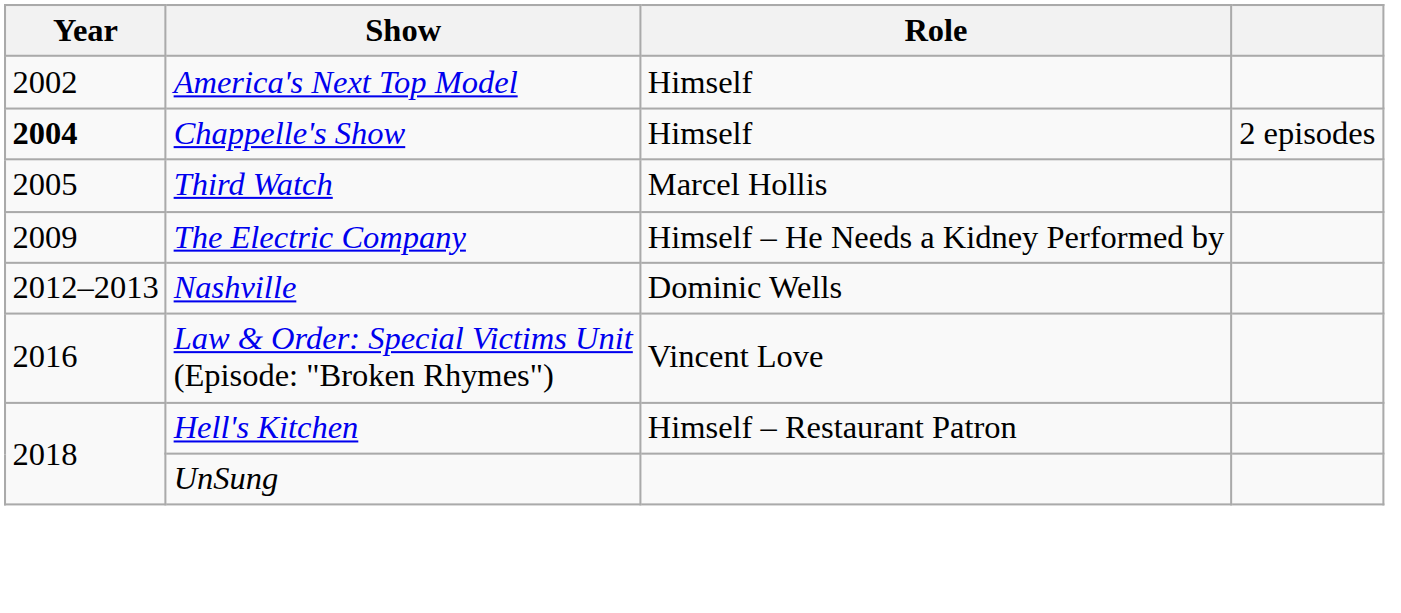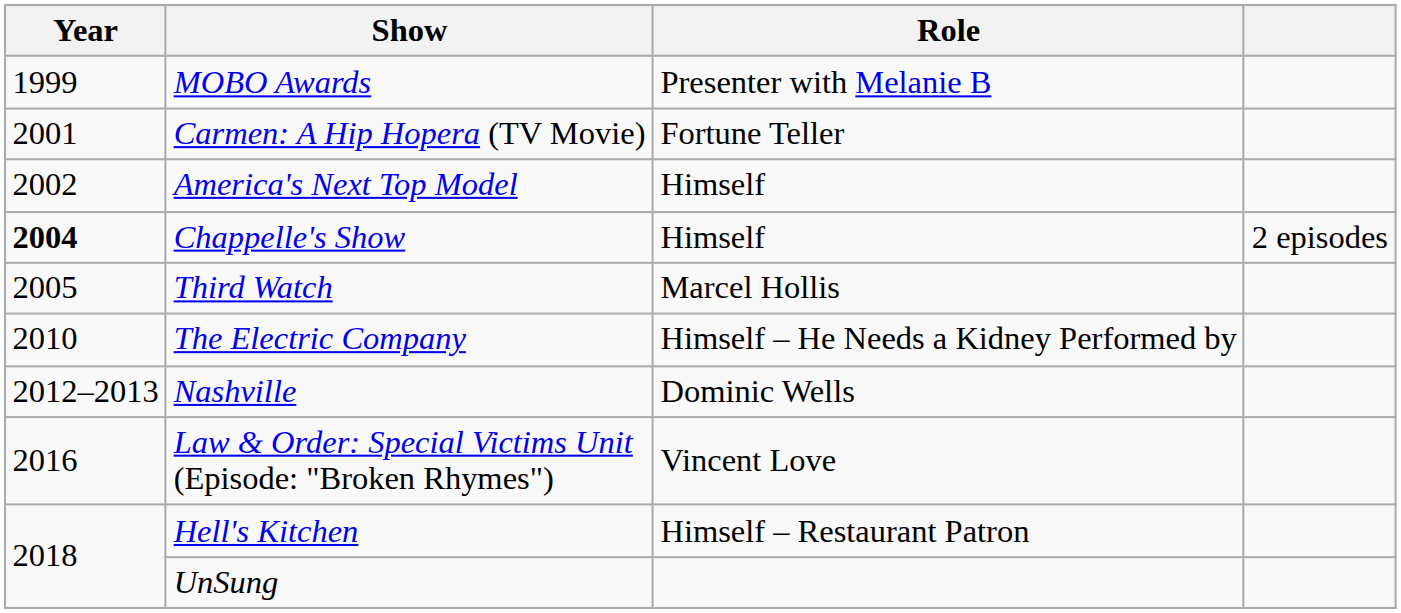+ row: (272, 81)
+ row: (410, 133)
(45, 236) 2009 -> (45, 339) 2010
